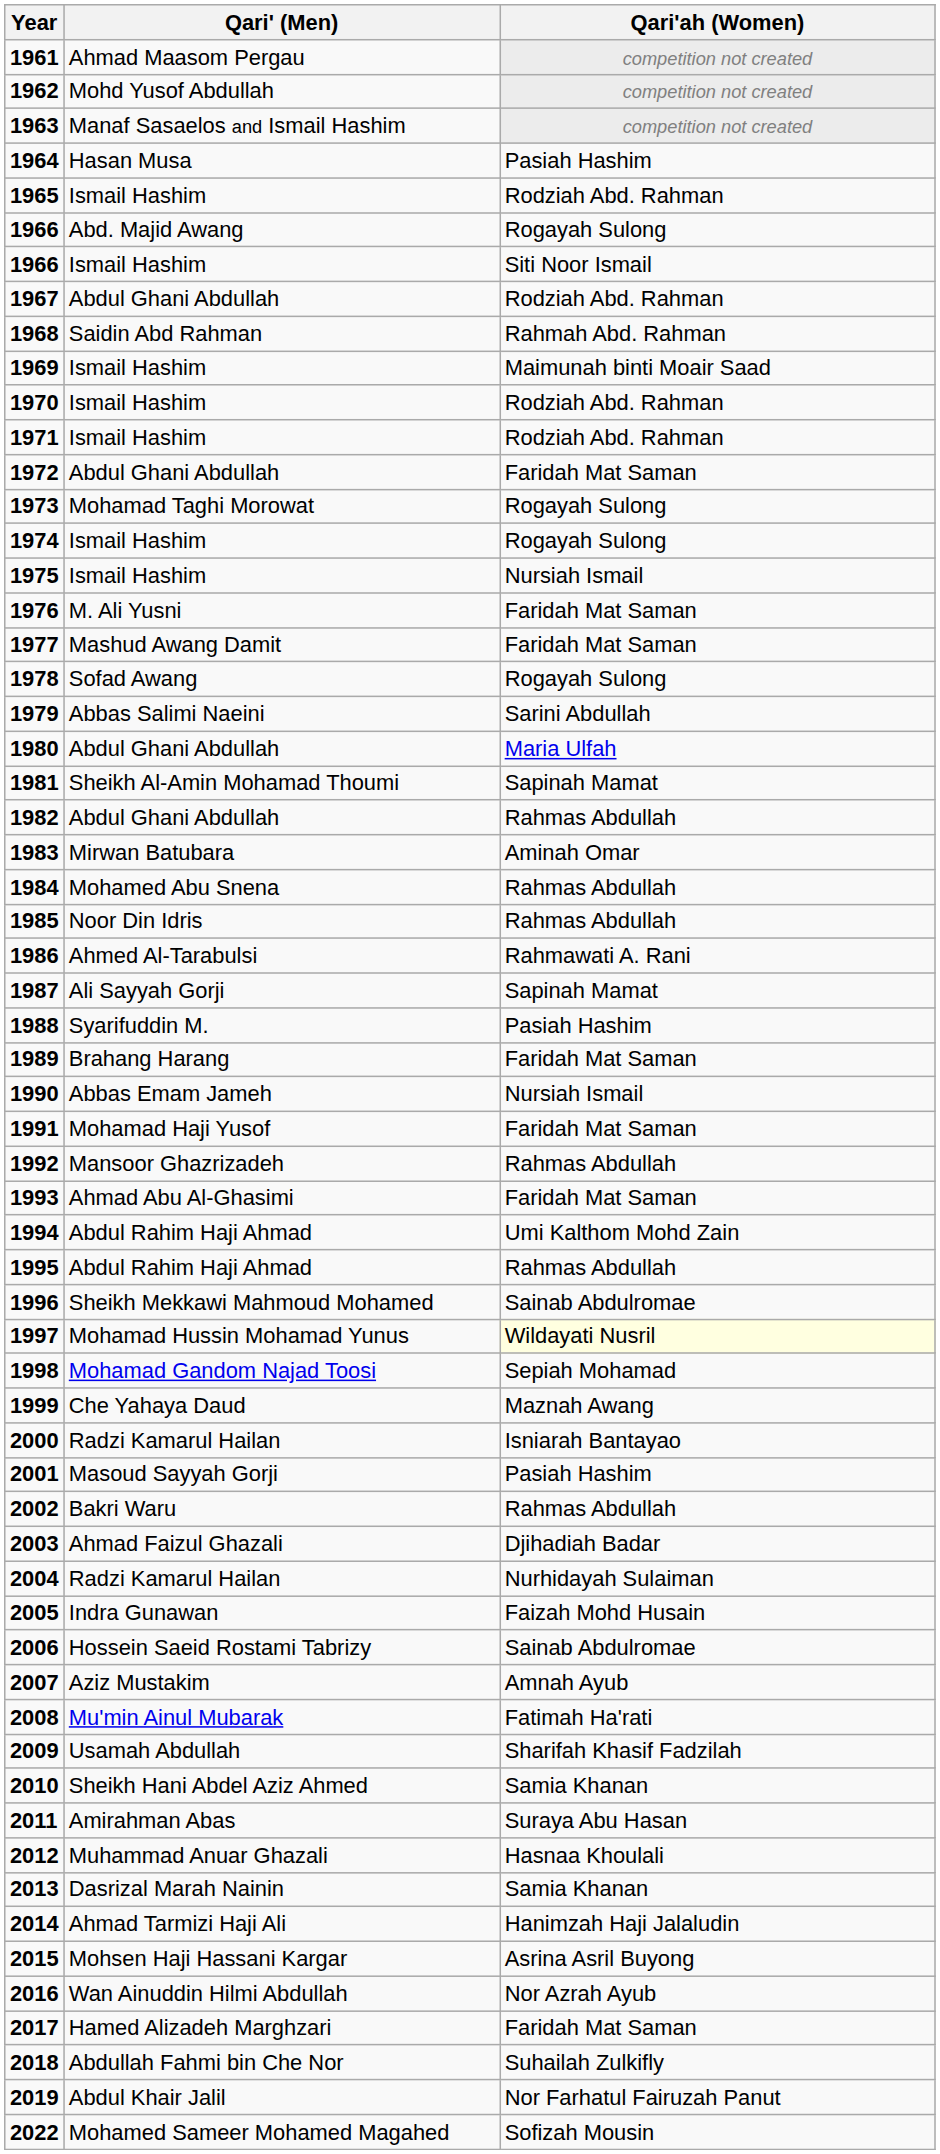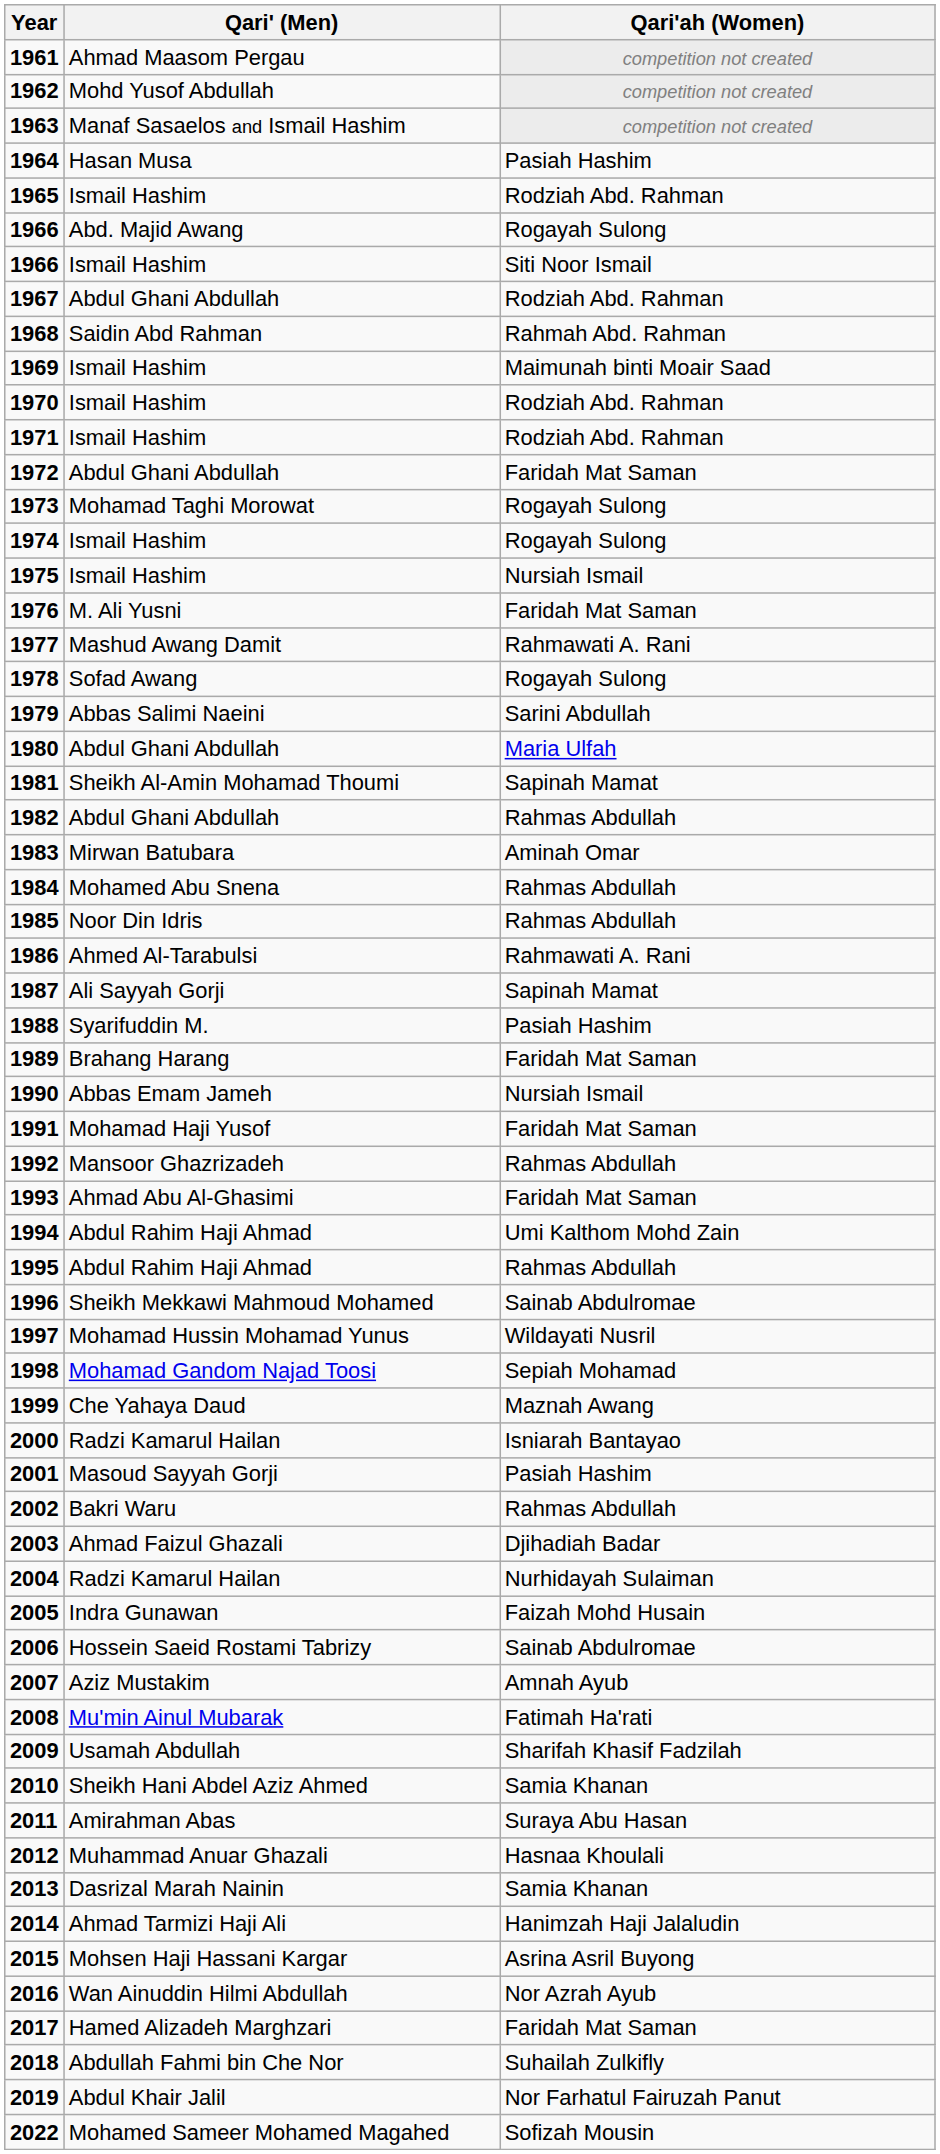(601, 645) Faridah Mat Saman -> (598, 645) Rahmawati A. Rani
(580, 1336) lightyellow background -> (580, 1336) no background
